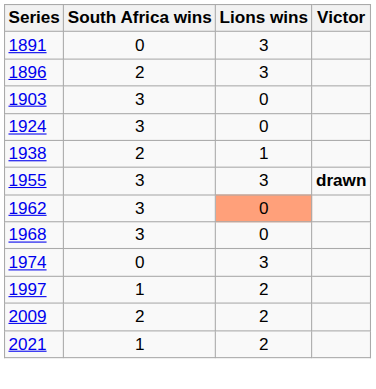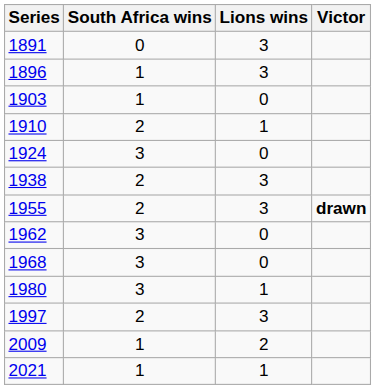(140, 72) 2 -> (140, 72) 1
(140, 99) 3 -> (140, 99) 1
+ row: (28, 126)
(264, 153) 1 -> (264, 180) 3
(140, 180) 3 -> (140, 208) 2
(264, 208) lightsalmon background -> (264, 235) no background
- row: (28, 262)
+ row: (28, 289)
(140, 289) 1 -> (140, 316) 2
(264, 289) 2 -> (264, 316) 3
(140, 316) 2 -> (140, 343) 1
(264, 343) 2 -> (264, 371) 1
